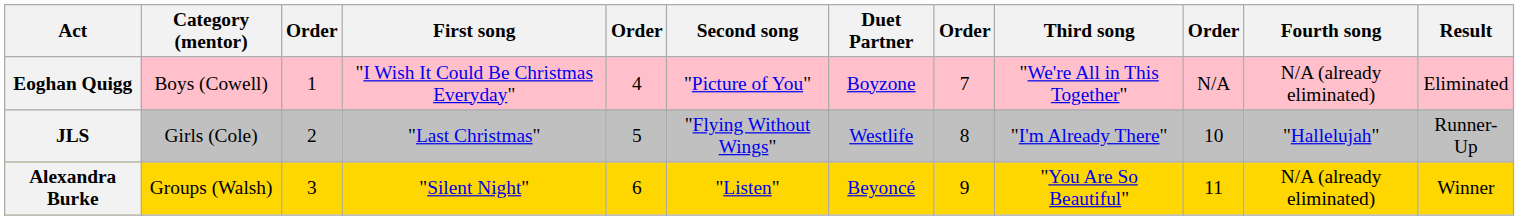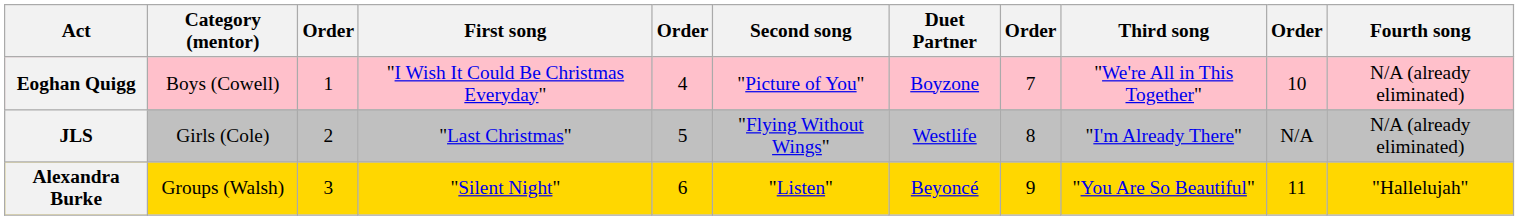- column: (1466, 30)
(1214, 83) N/A -> (1297, 83) 10
(1214, 135) 10 -> (1297, 135) N/A
(1331, 135) "Hallelujah" -> (1420, 135) N/A (already eliminated)
(1331, 188) N/A (already eliminated) -> (1420, 188) "Hallelujah"
